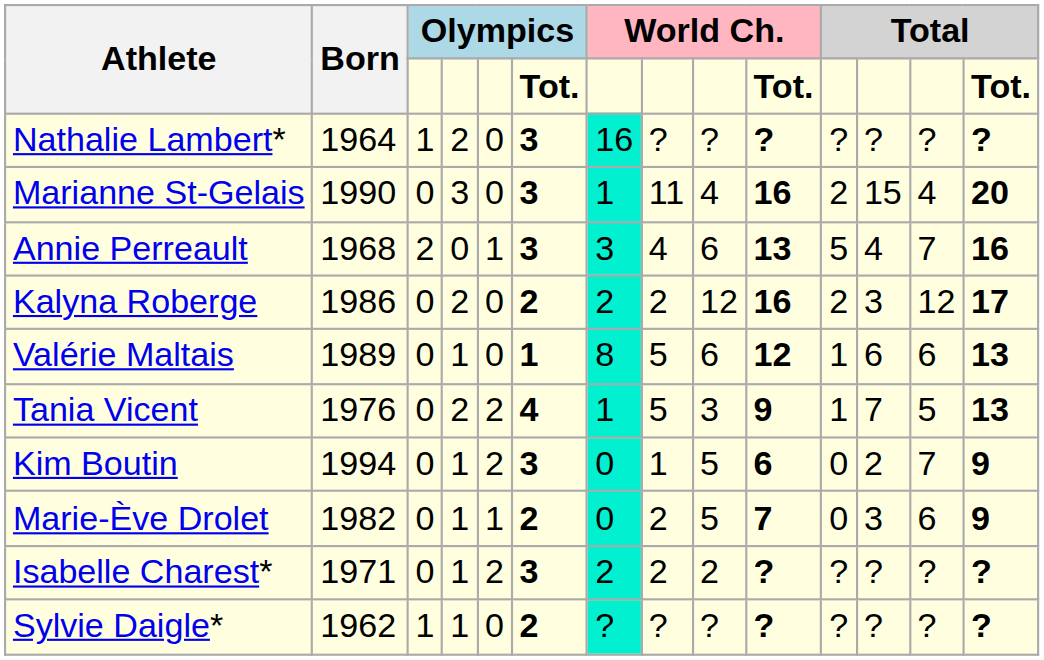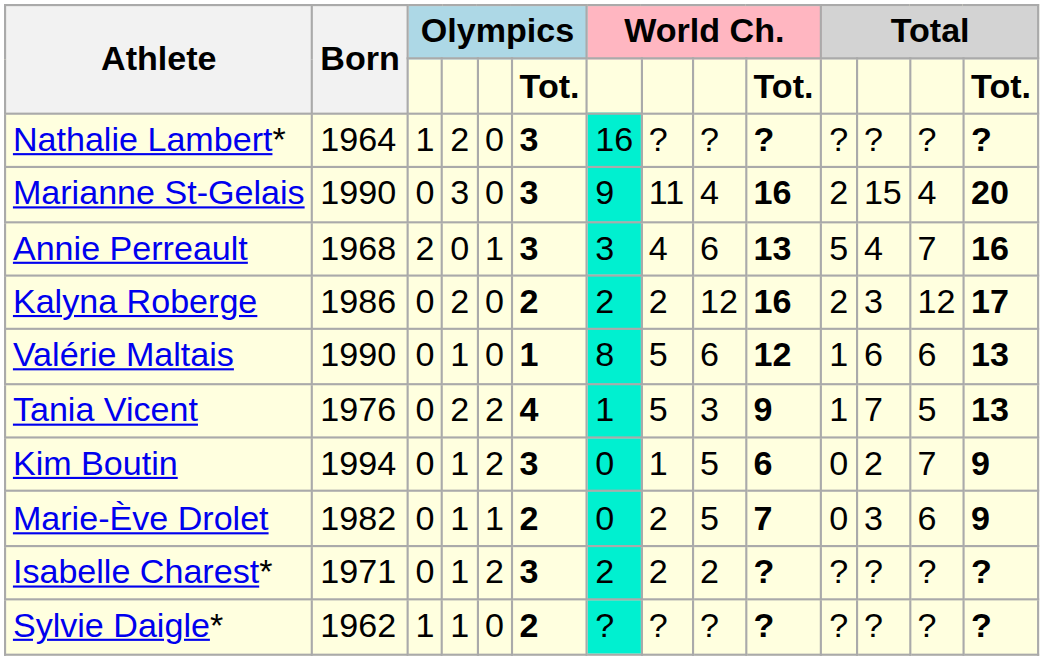(605, 193) 1 -> (605, 193) 9
(358, 355) 1989 -> (358, 355) 1990
